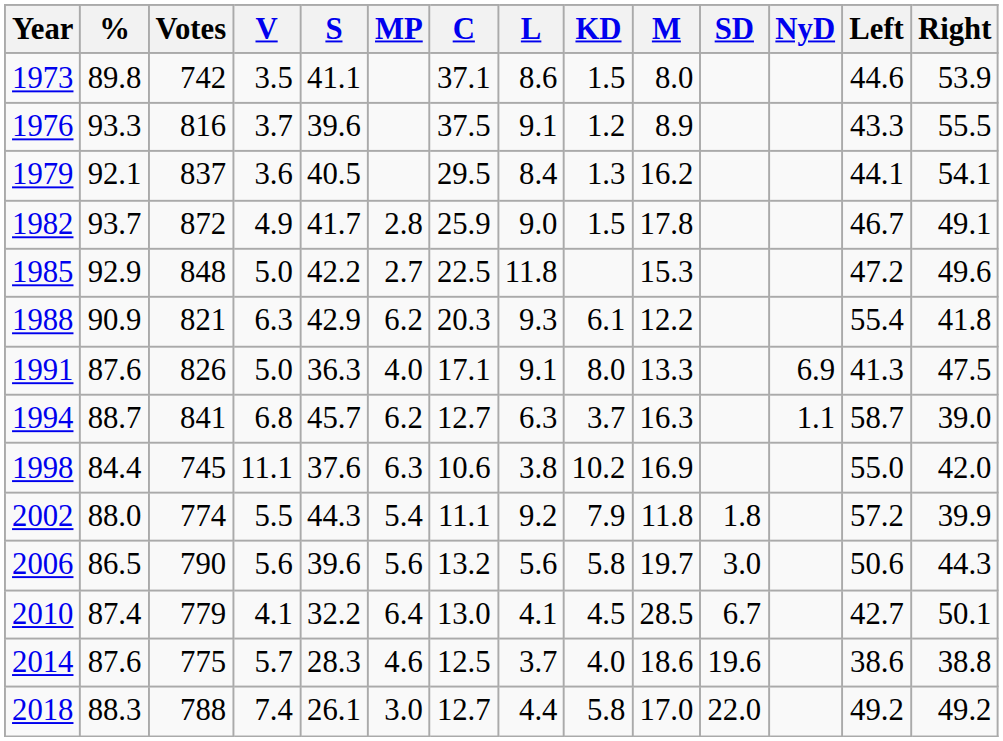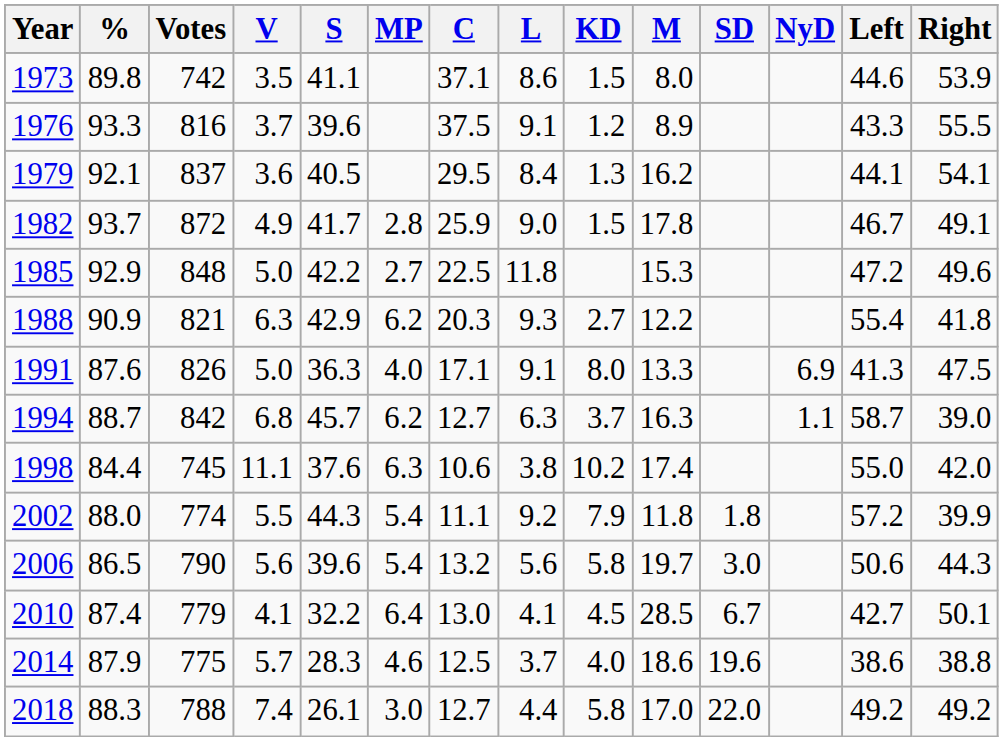(606, 321) 6.1 -> (606, 321) 2.7
(203, 418) 841 -> (203, 418) 842
(666, 467) 16.9 -> (666, 467) 17.4
(404, 564) 5.6 -> (404, 564) 5.4
(115, 662) 87.6 -> (115, 662) 87.9
